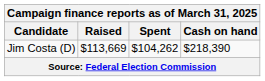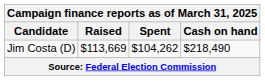(207, 48) $218,390 -> (207, 48) $218,490
